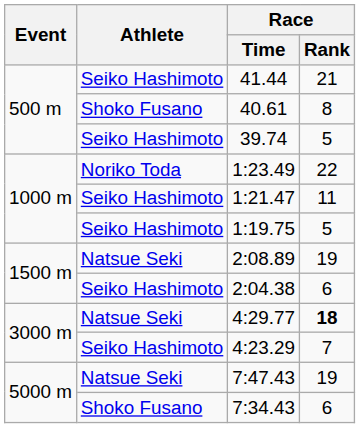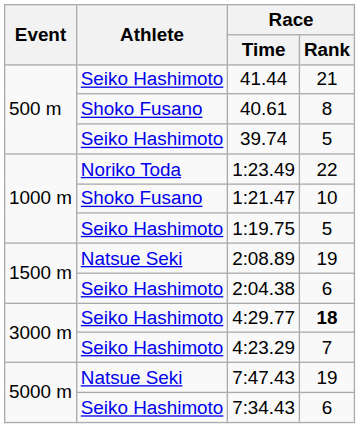(152, 199) Seiko Hashimoto -> (142, 199) Shoko Fusano
(327, 199) 11 -> (327, 199) 10
(132, 318) Natsue Seki -> (152, 318) Seiko Hashimoto
(142, 407) Shoko Fusano -> (152, 407) Seiko Hashimoto
